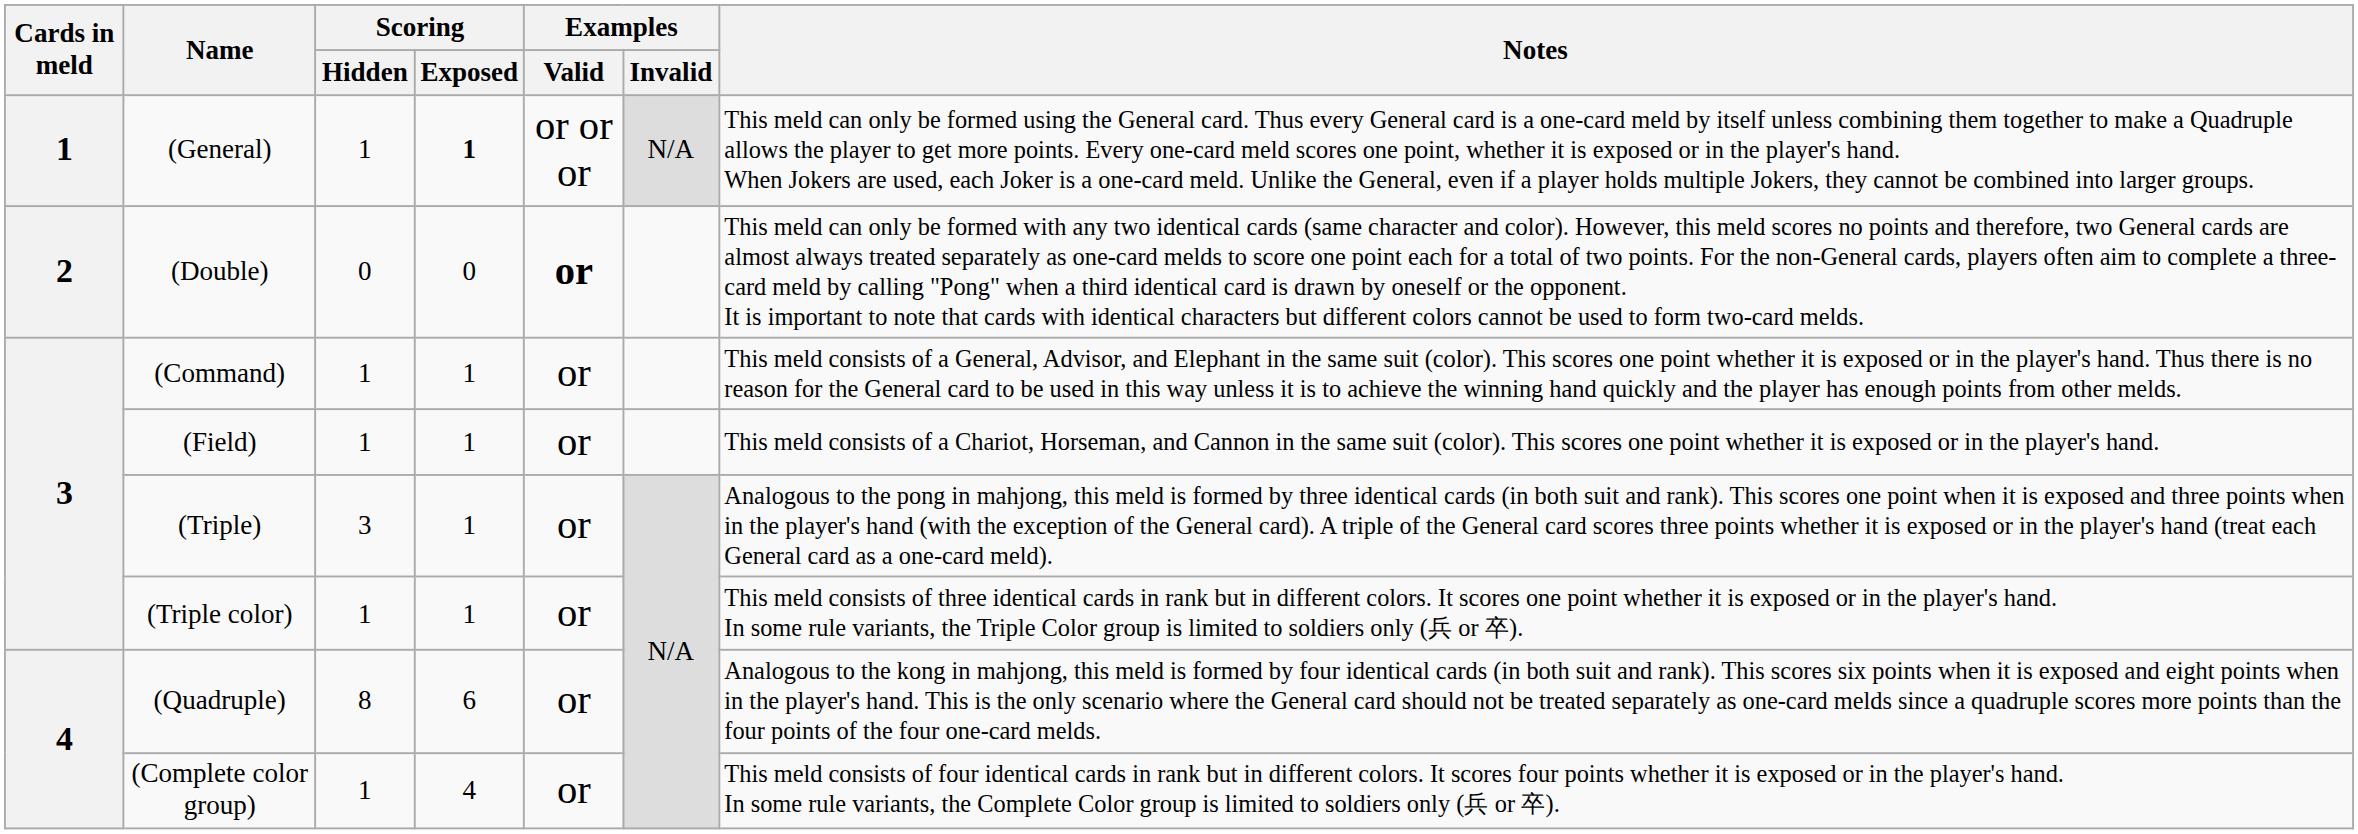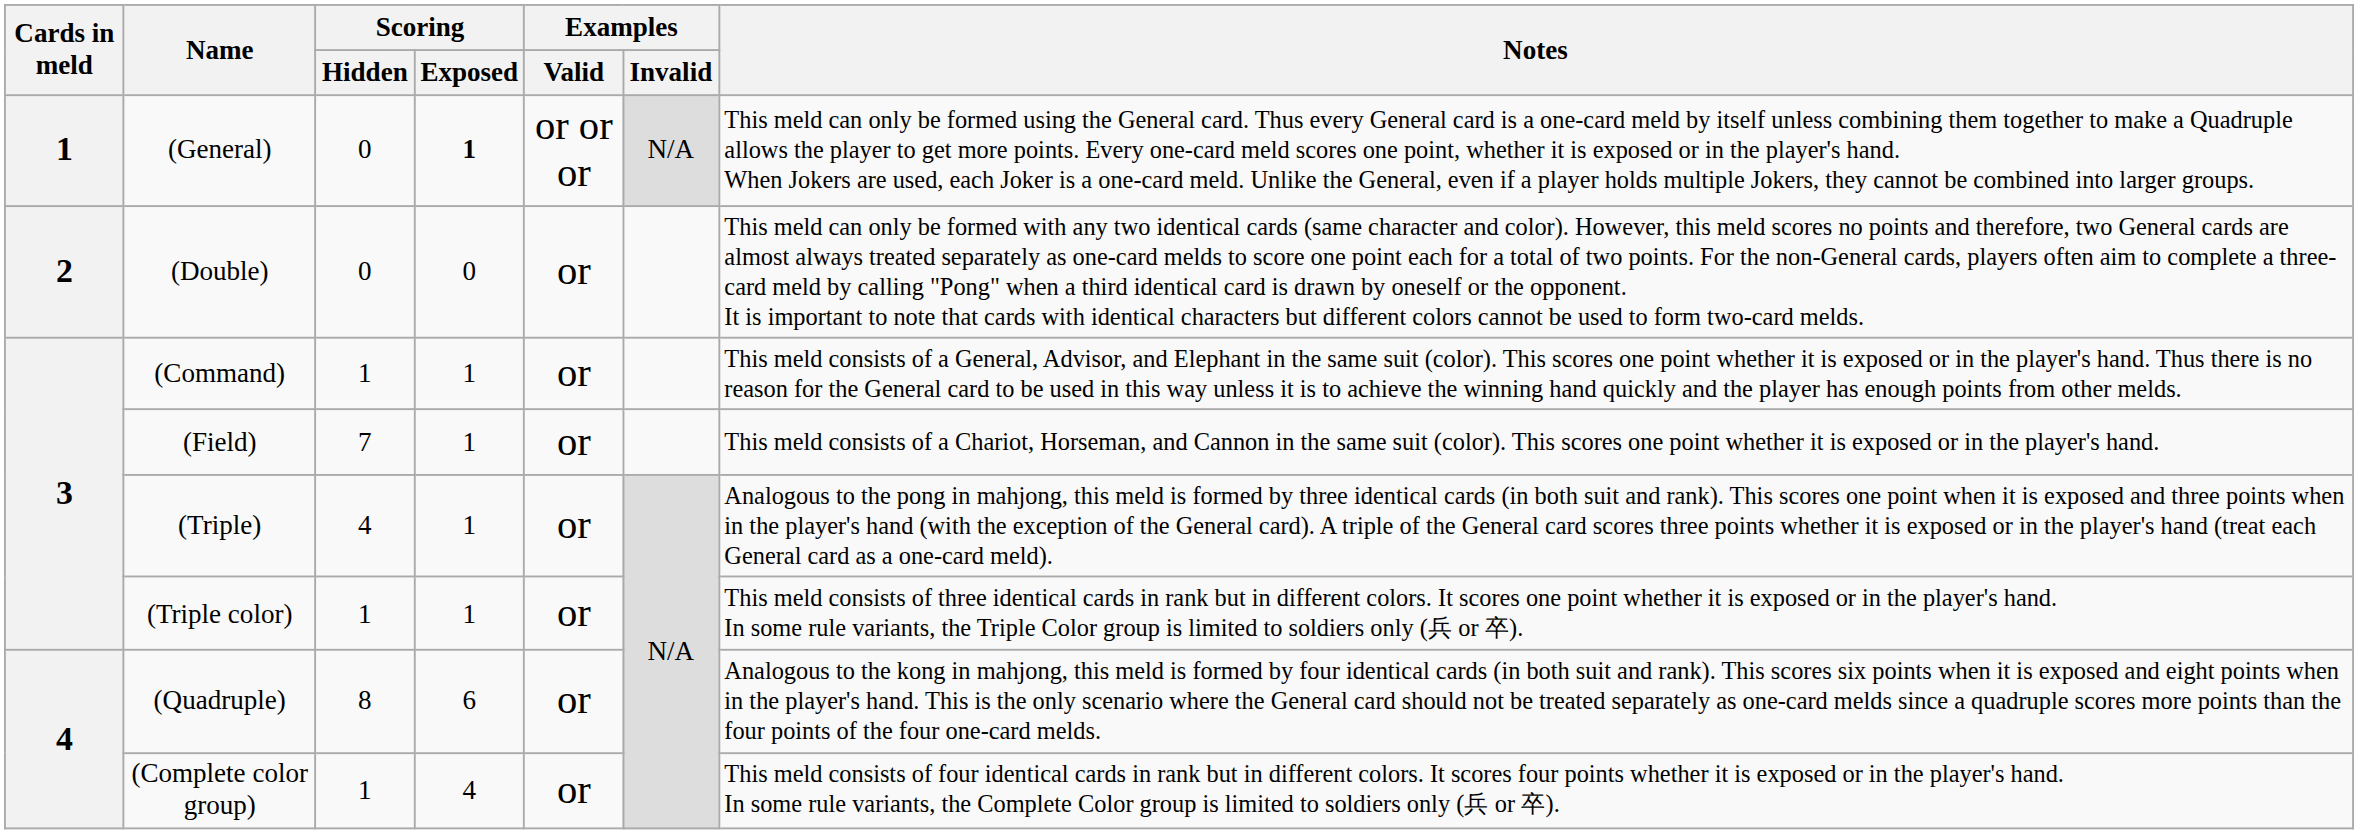(365, 150) 1 -> (365, 150) 0
(574, 272) bold -> (574, 272) normal
(365, 442) 1 -> (365, 442) 7
(365, 525) 3 -> (365, 525) 4
